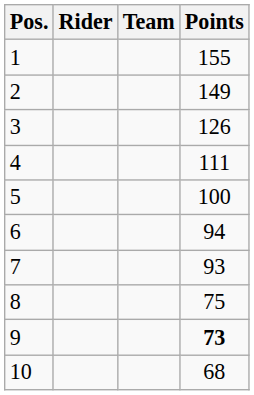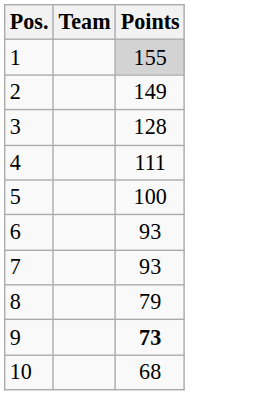- column: (86, 22)
(214, 57) no background -> (150, 57) lightgrey background
(214, 127) 126 -> (150, 127) 128
(214, 232) 94 -> (150, 232) 93
(214, 302) 75 -> (150, 302) 79
